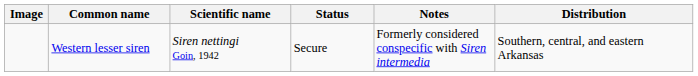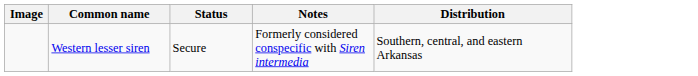- column: (230, 14)
